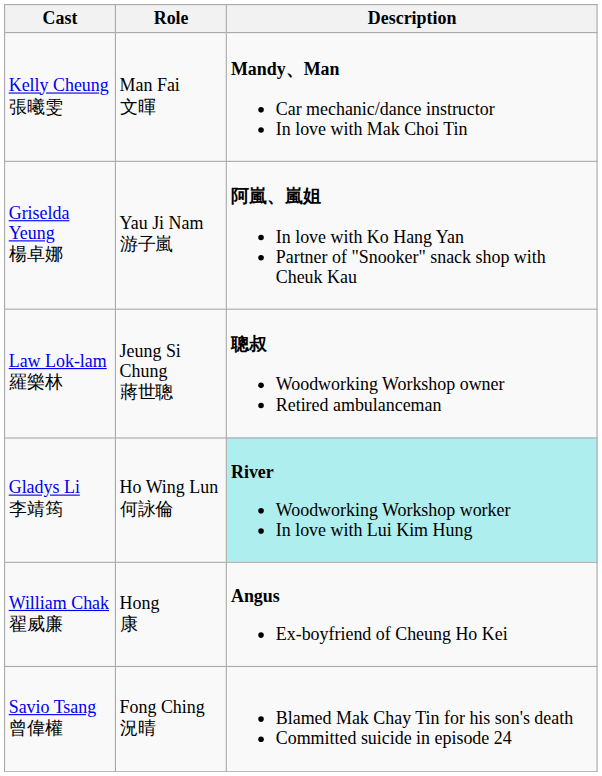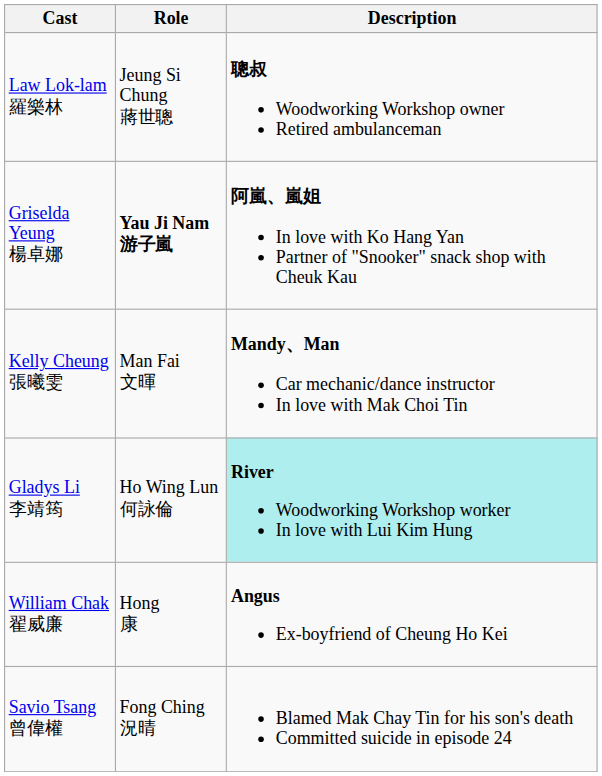rows swapped: (59, 95) <-> (58, 372)
(161, 234) normal -> (164, 234) bold
